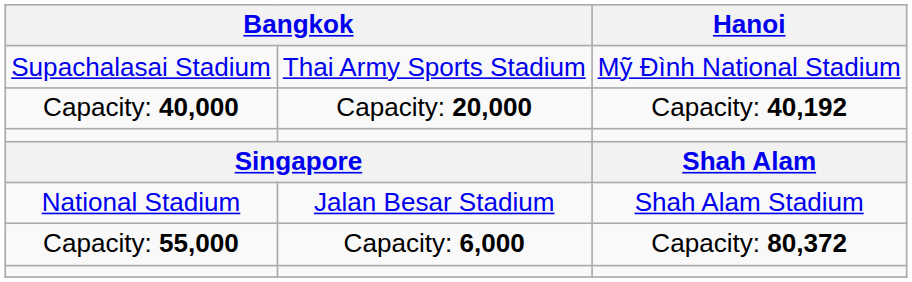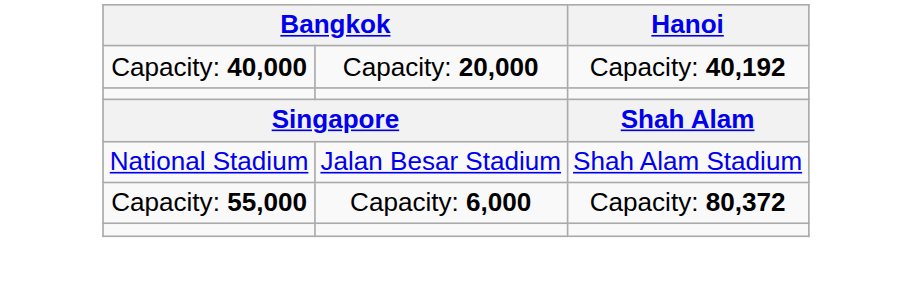- row: (141, 66)
